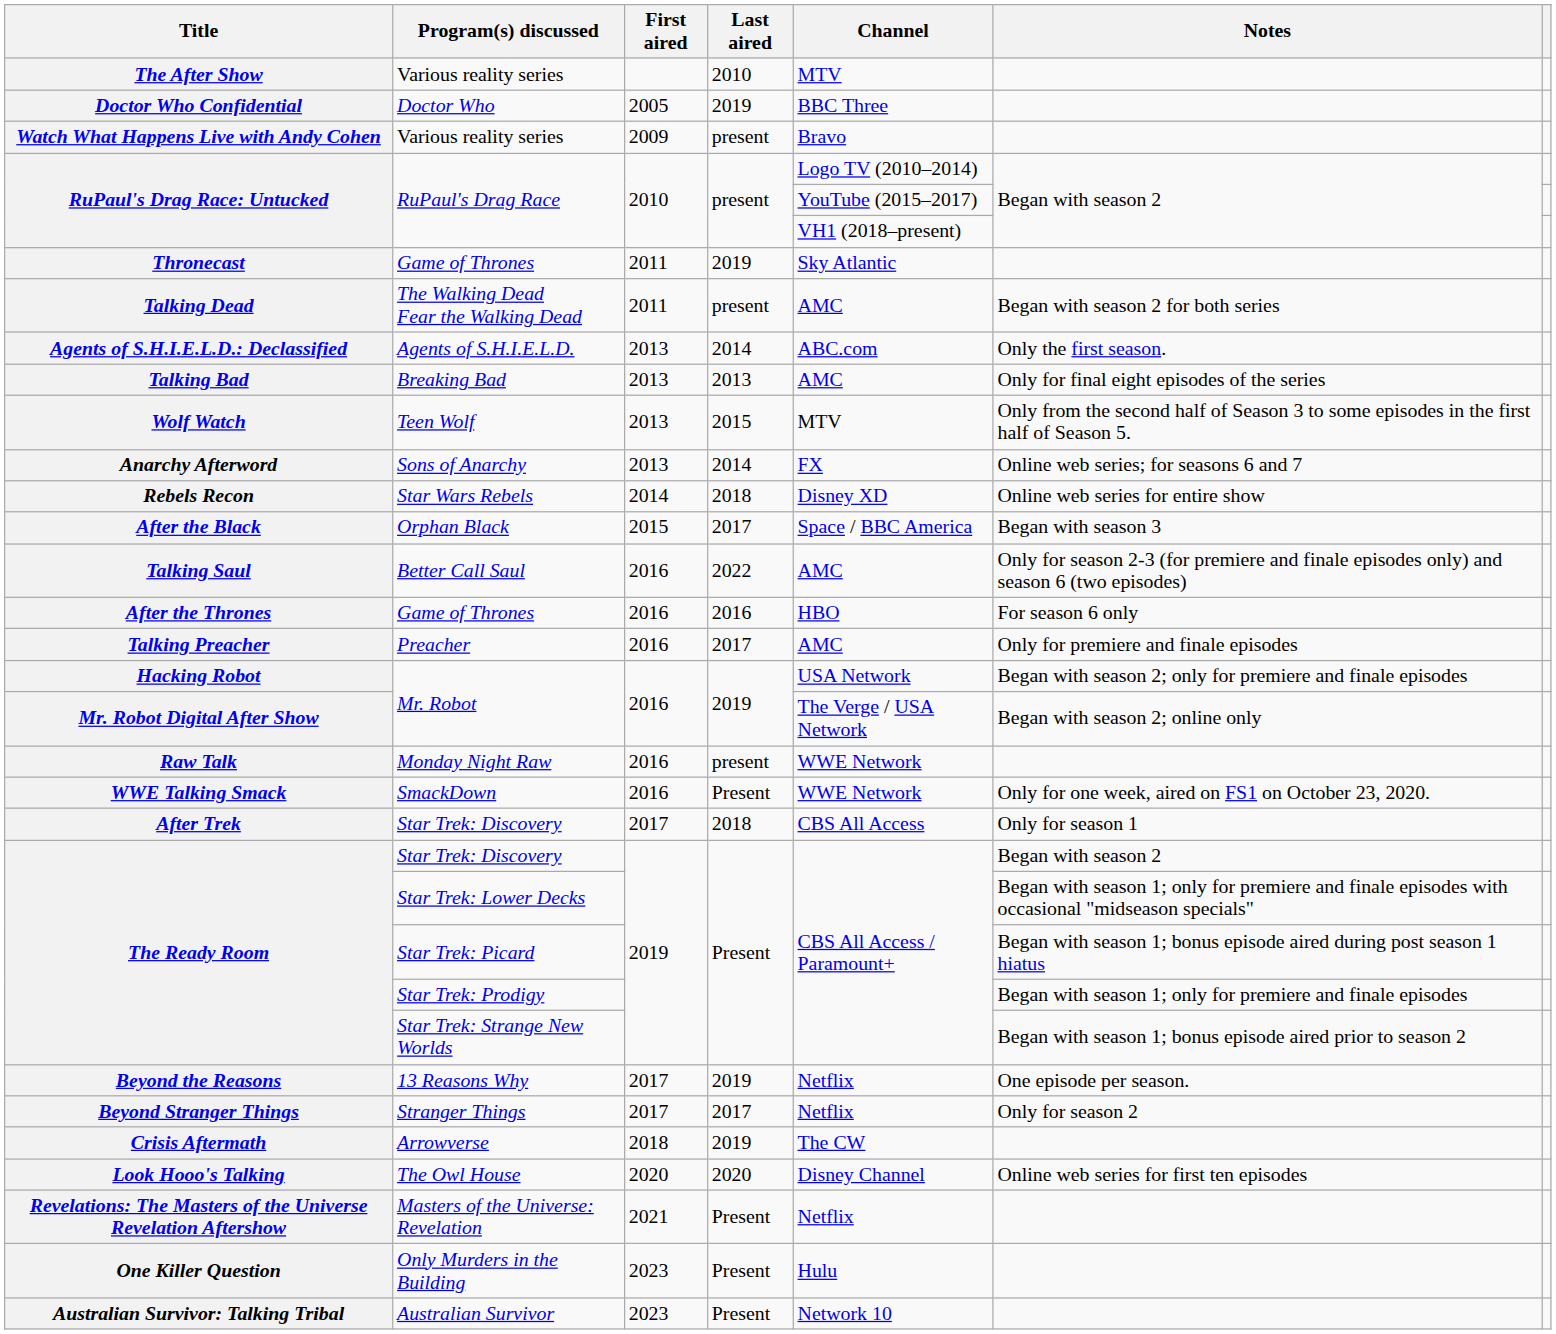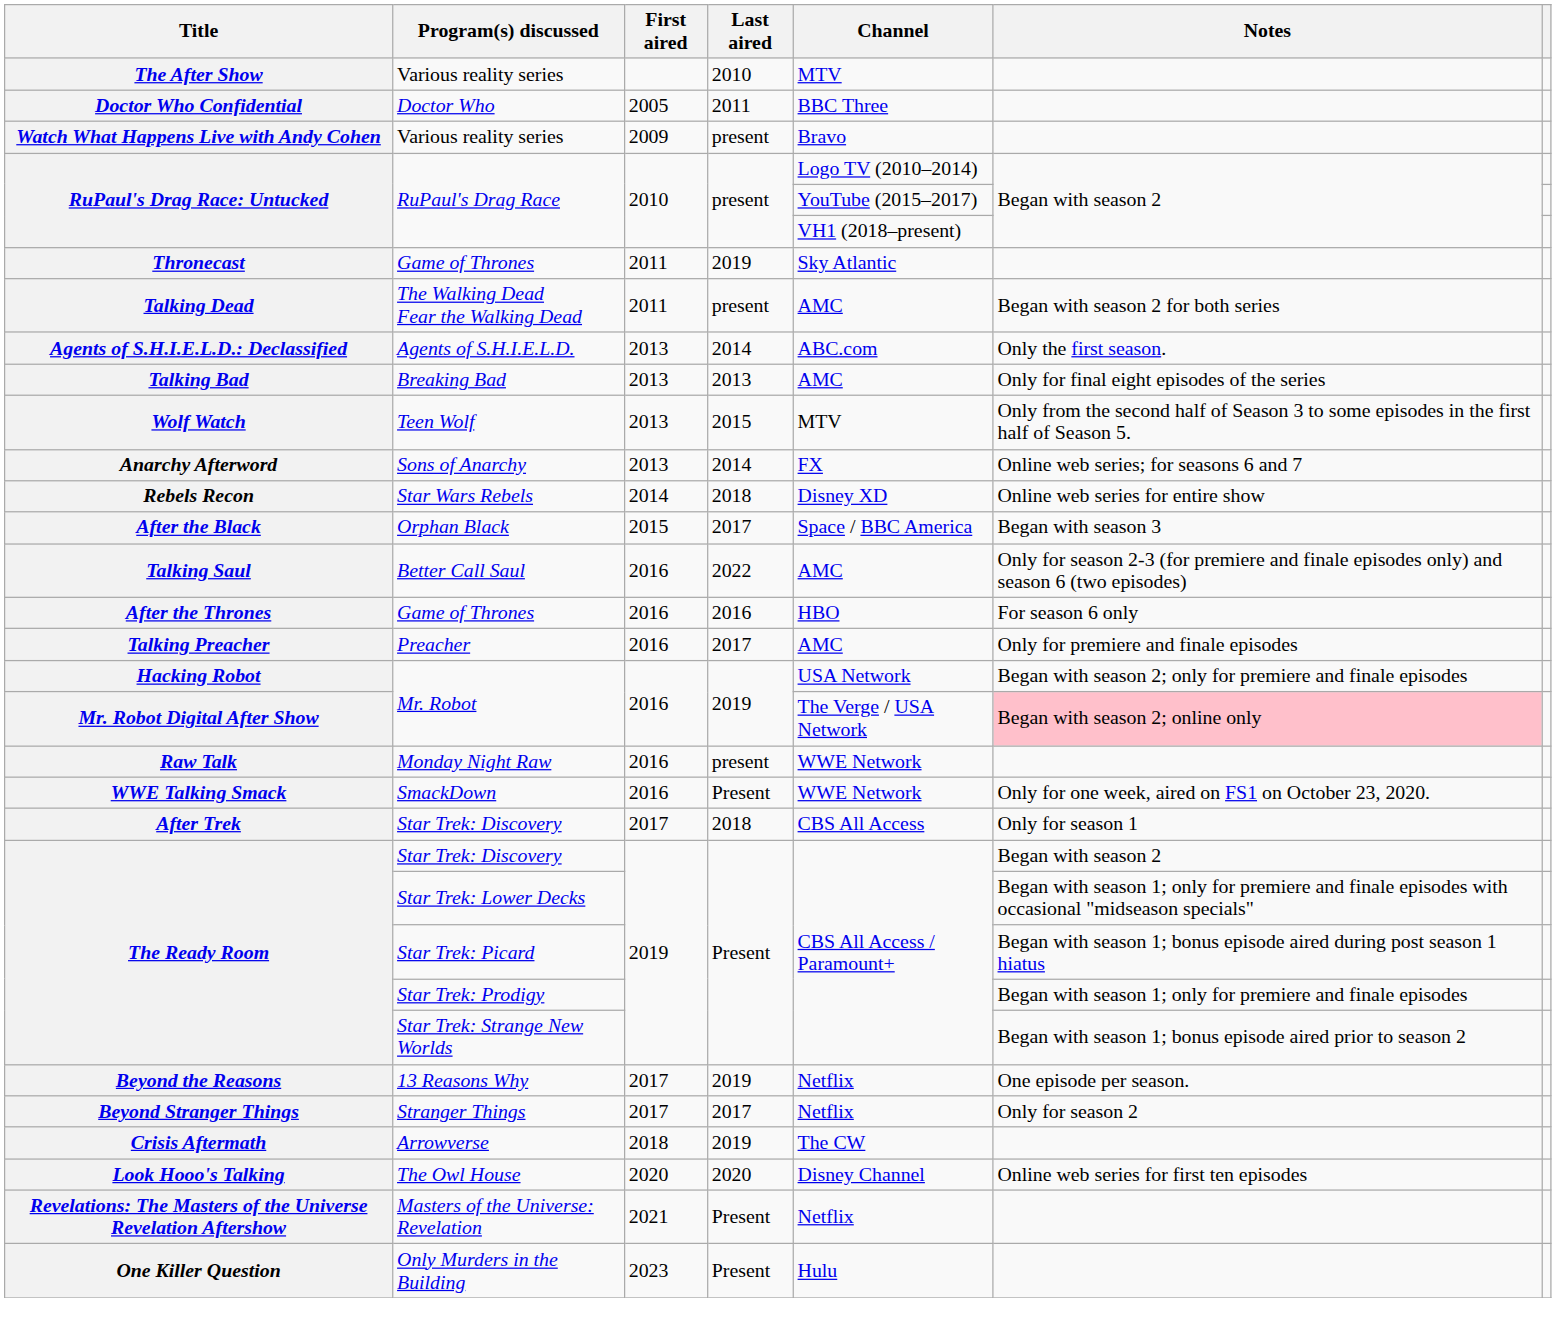(732, 105) 2019 -> (731, 105) 2011
(1130, 718) no background -> (1130, 718) pink background
- row: (199, 1313)
